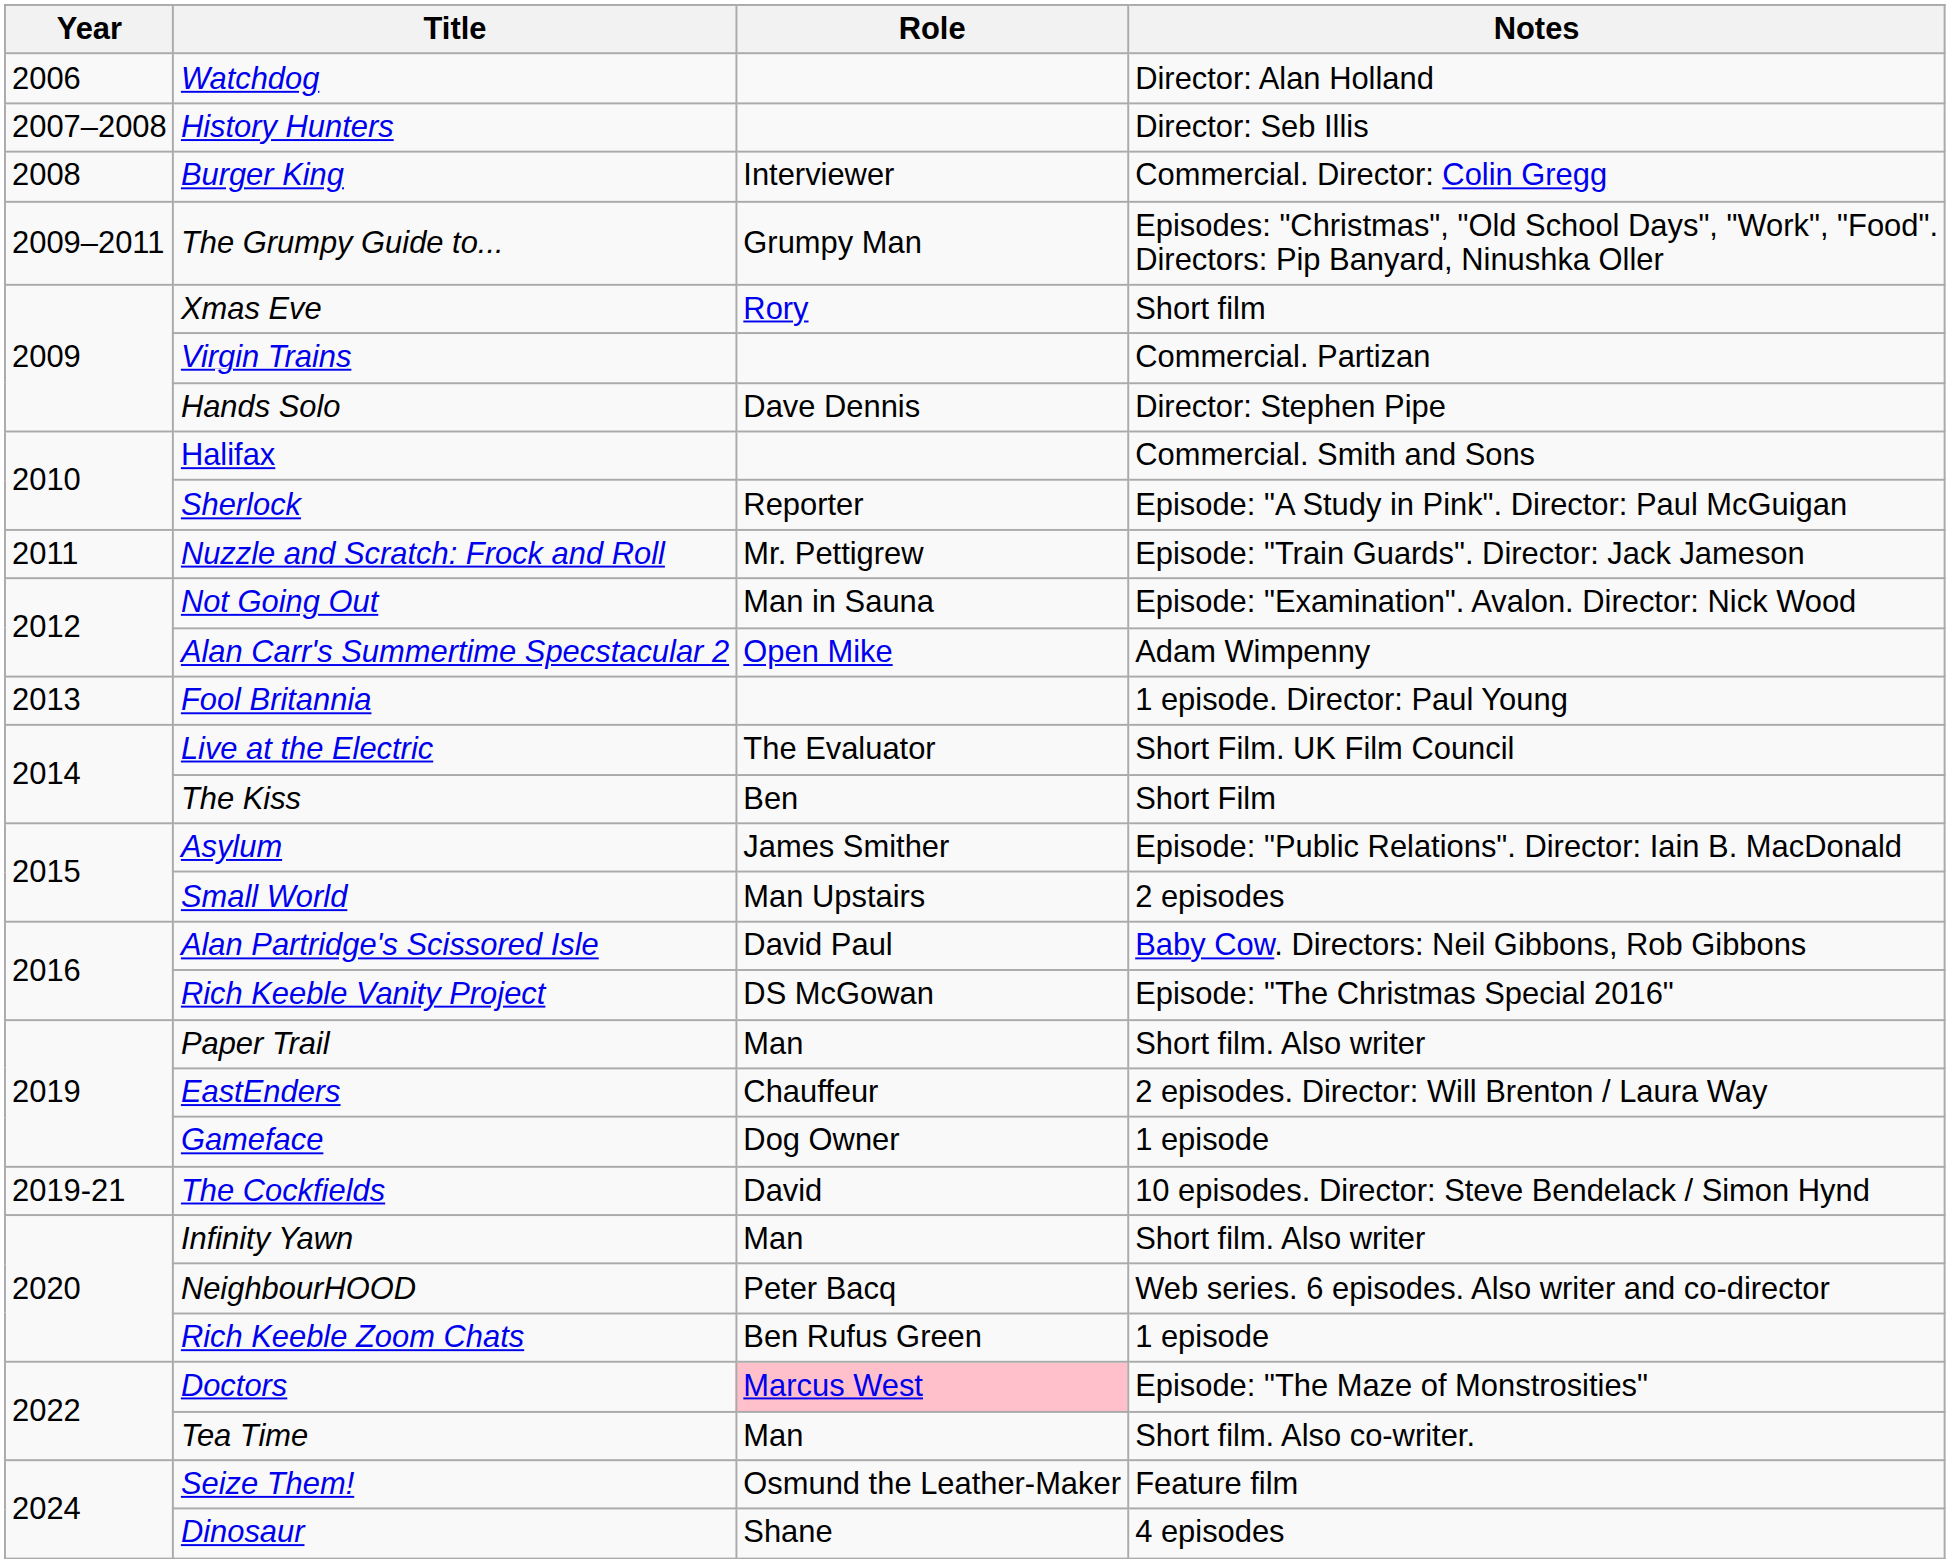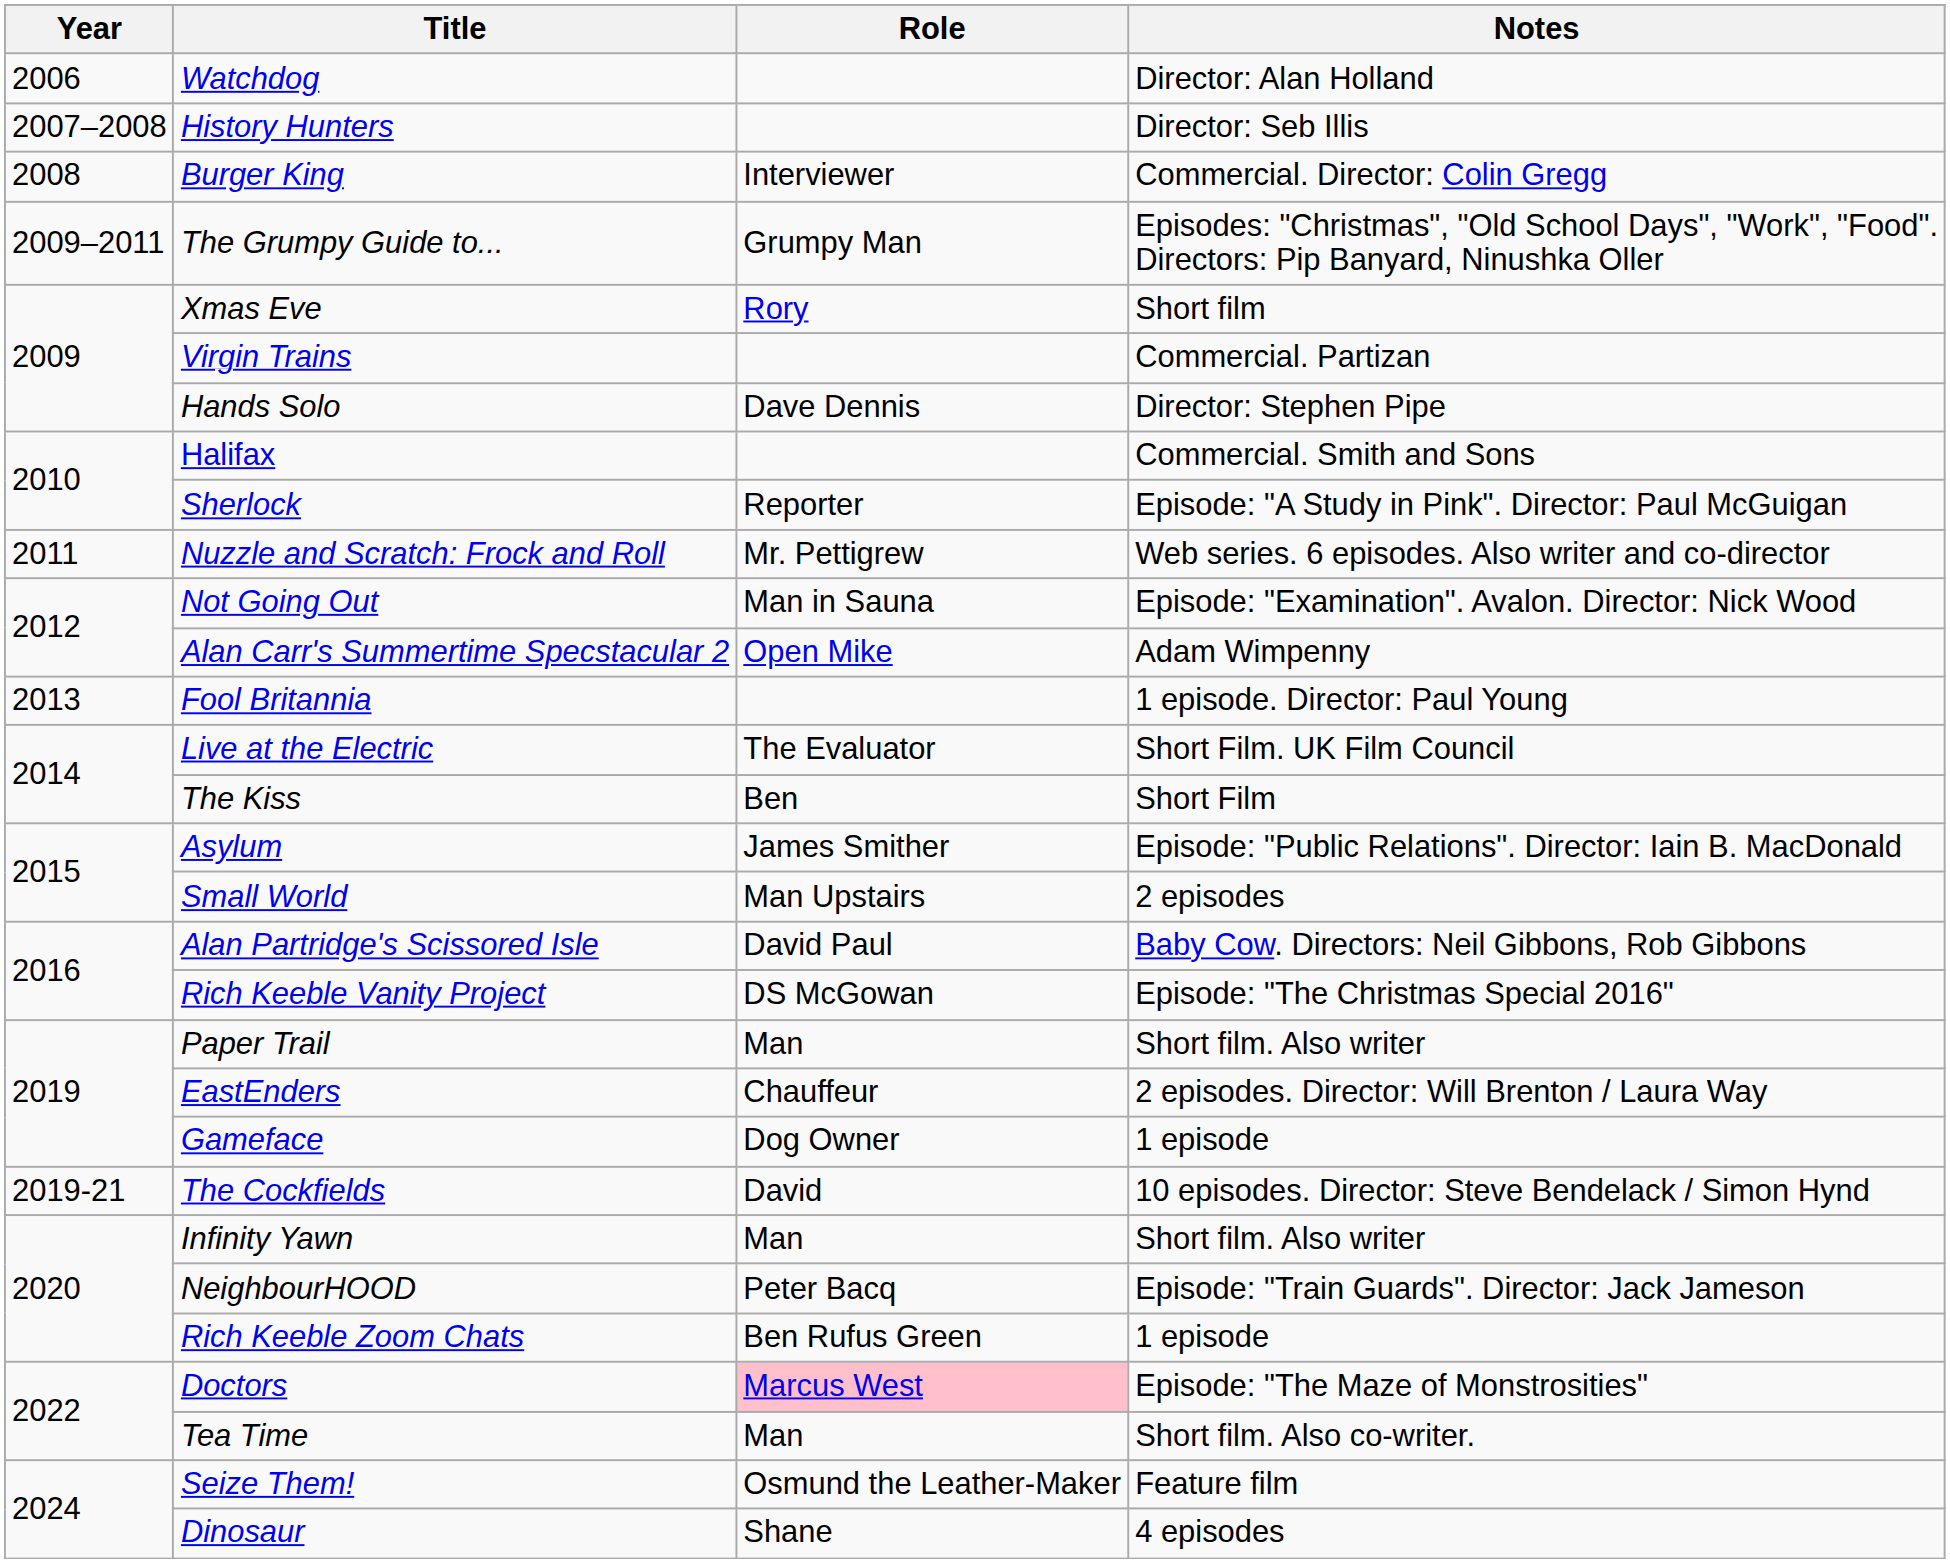(1470, 553) Episode: "Train Guards". Director: Jack Jameson -> (1482, 553) Web series. 6 episodes. Also writer and co-director
(1482, 1288) Web series. 6 episodes. Also writer and co-director -> (1470, 1288) Episode: "Train Guards". Director: Jack Jameson
